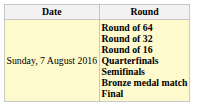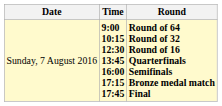+ column: (113, 12)
